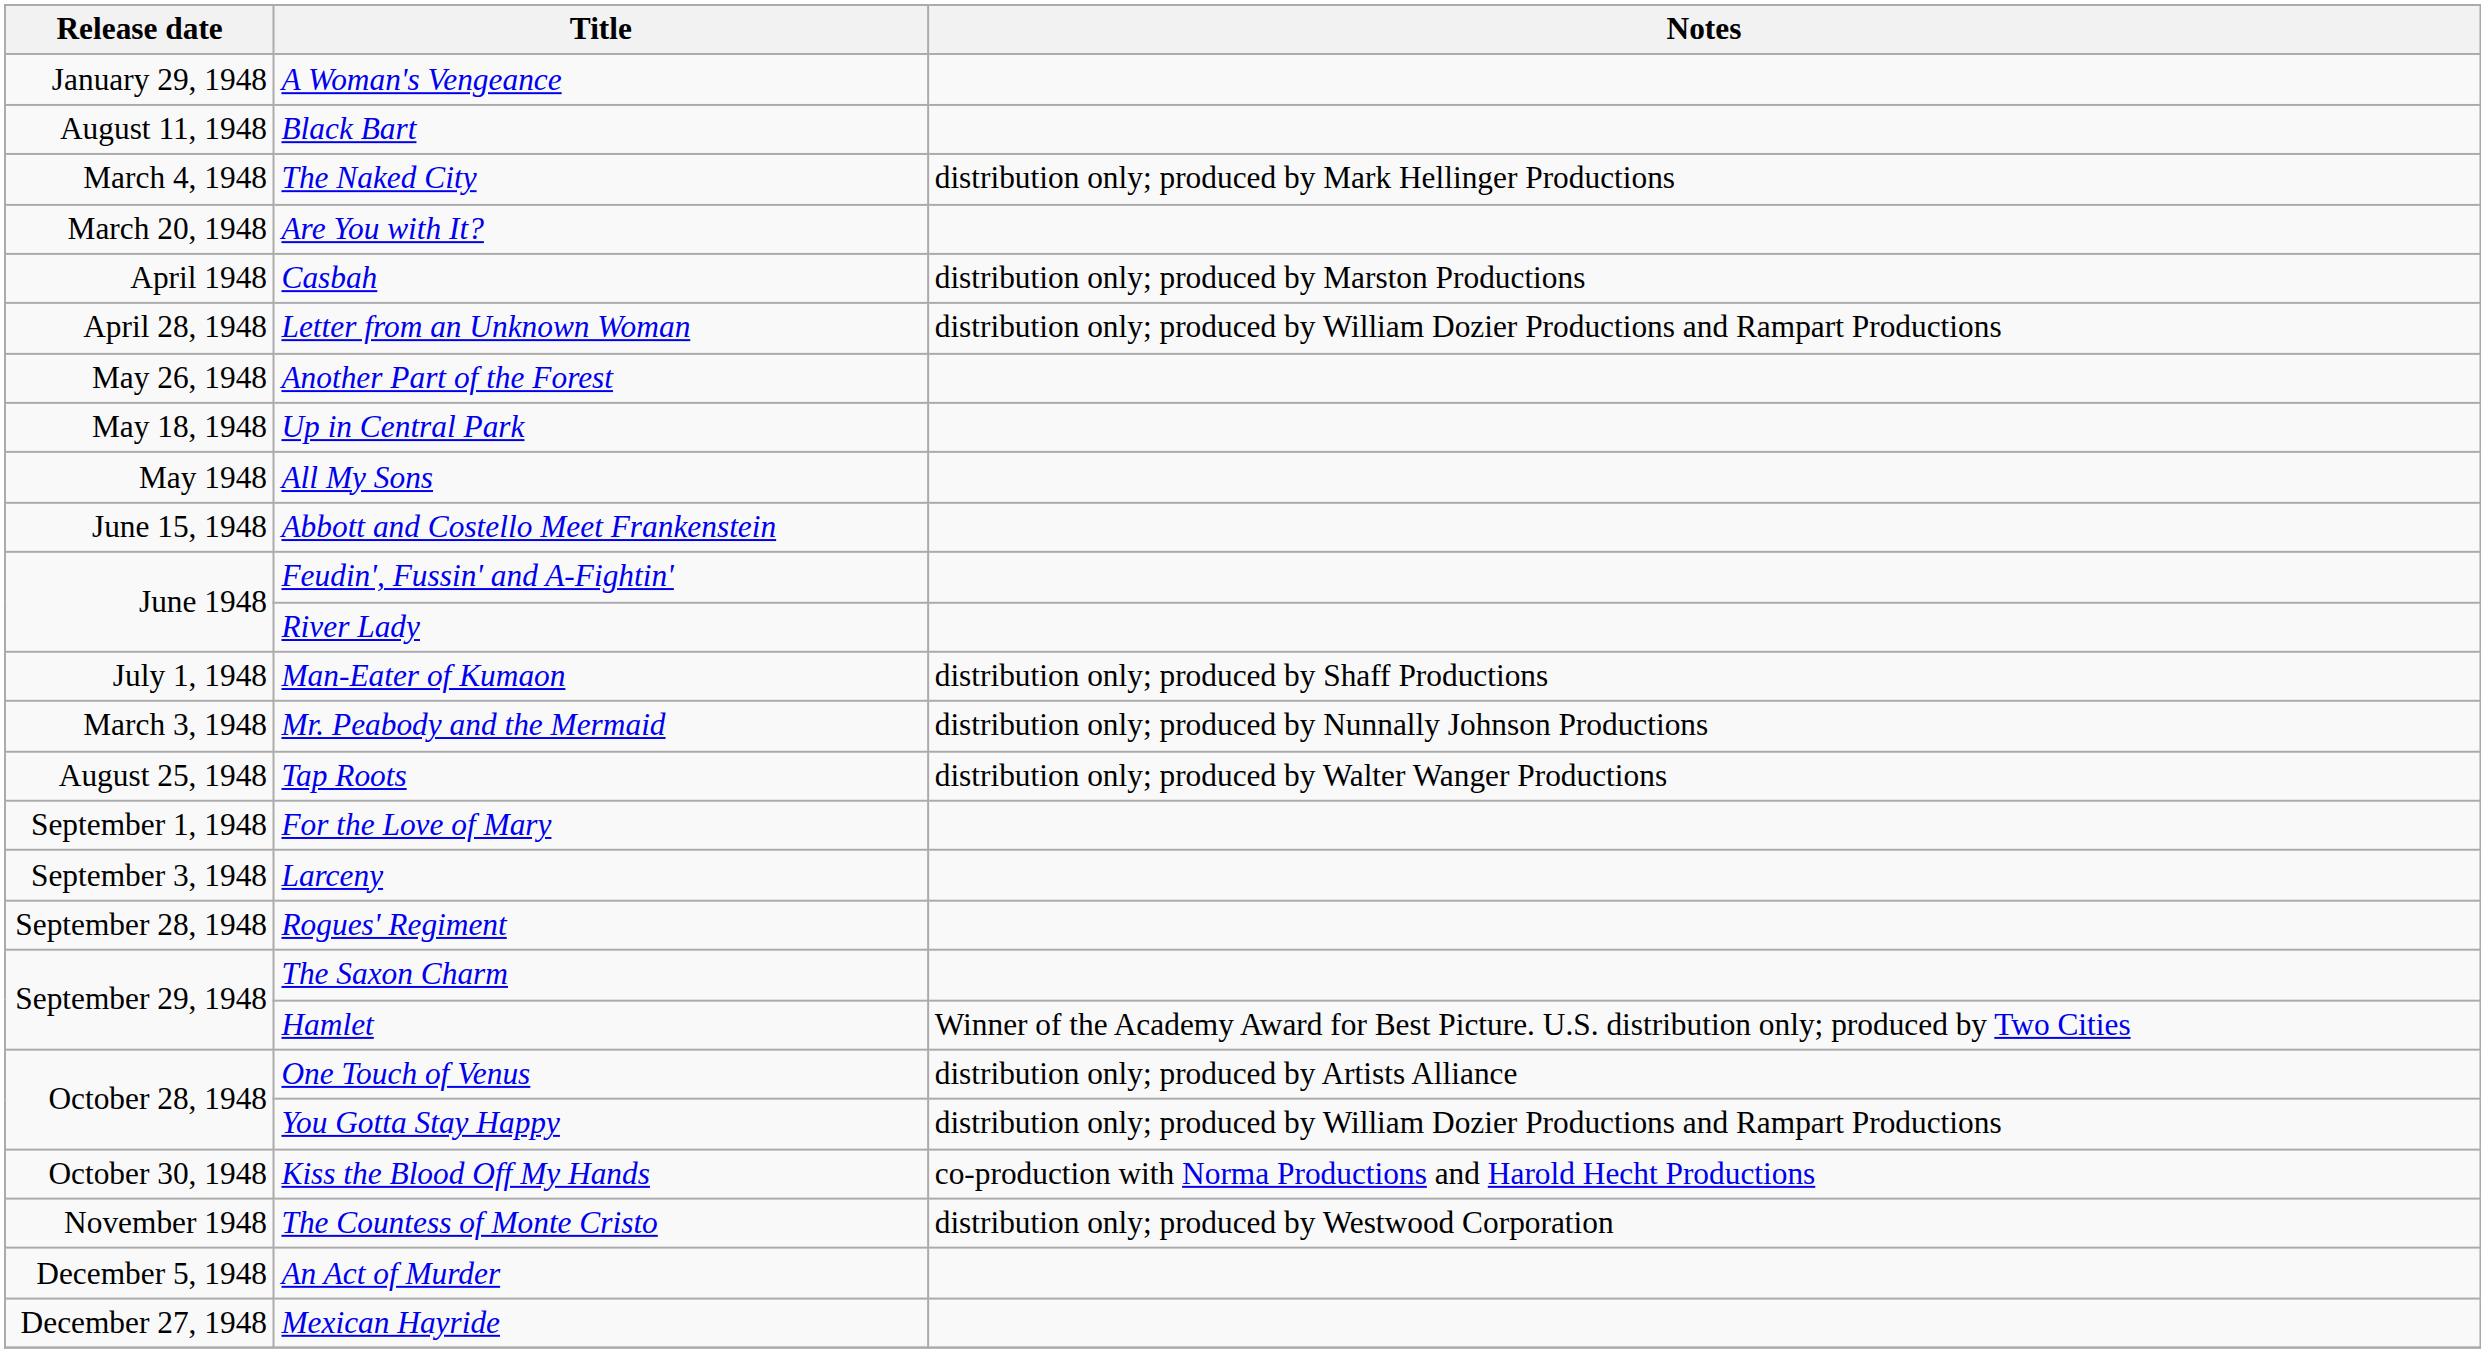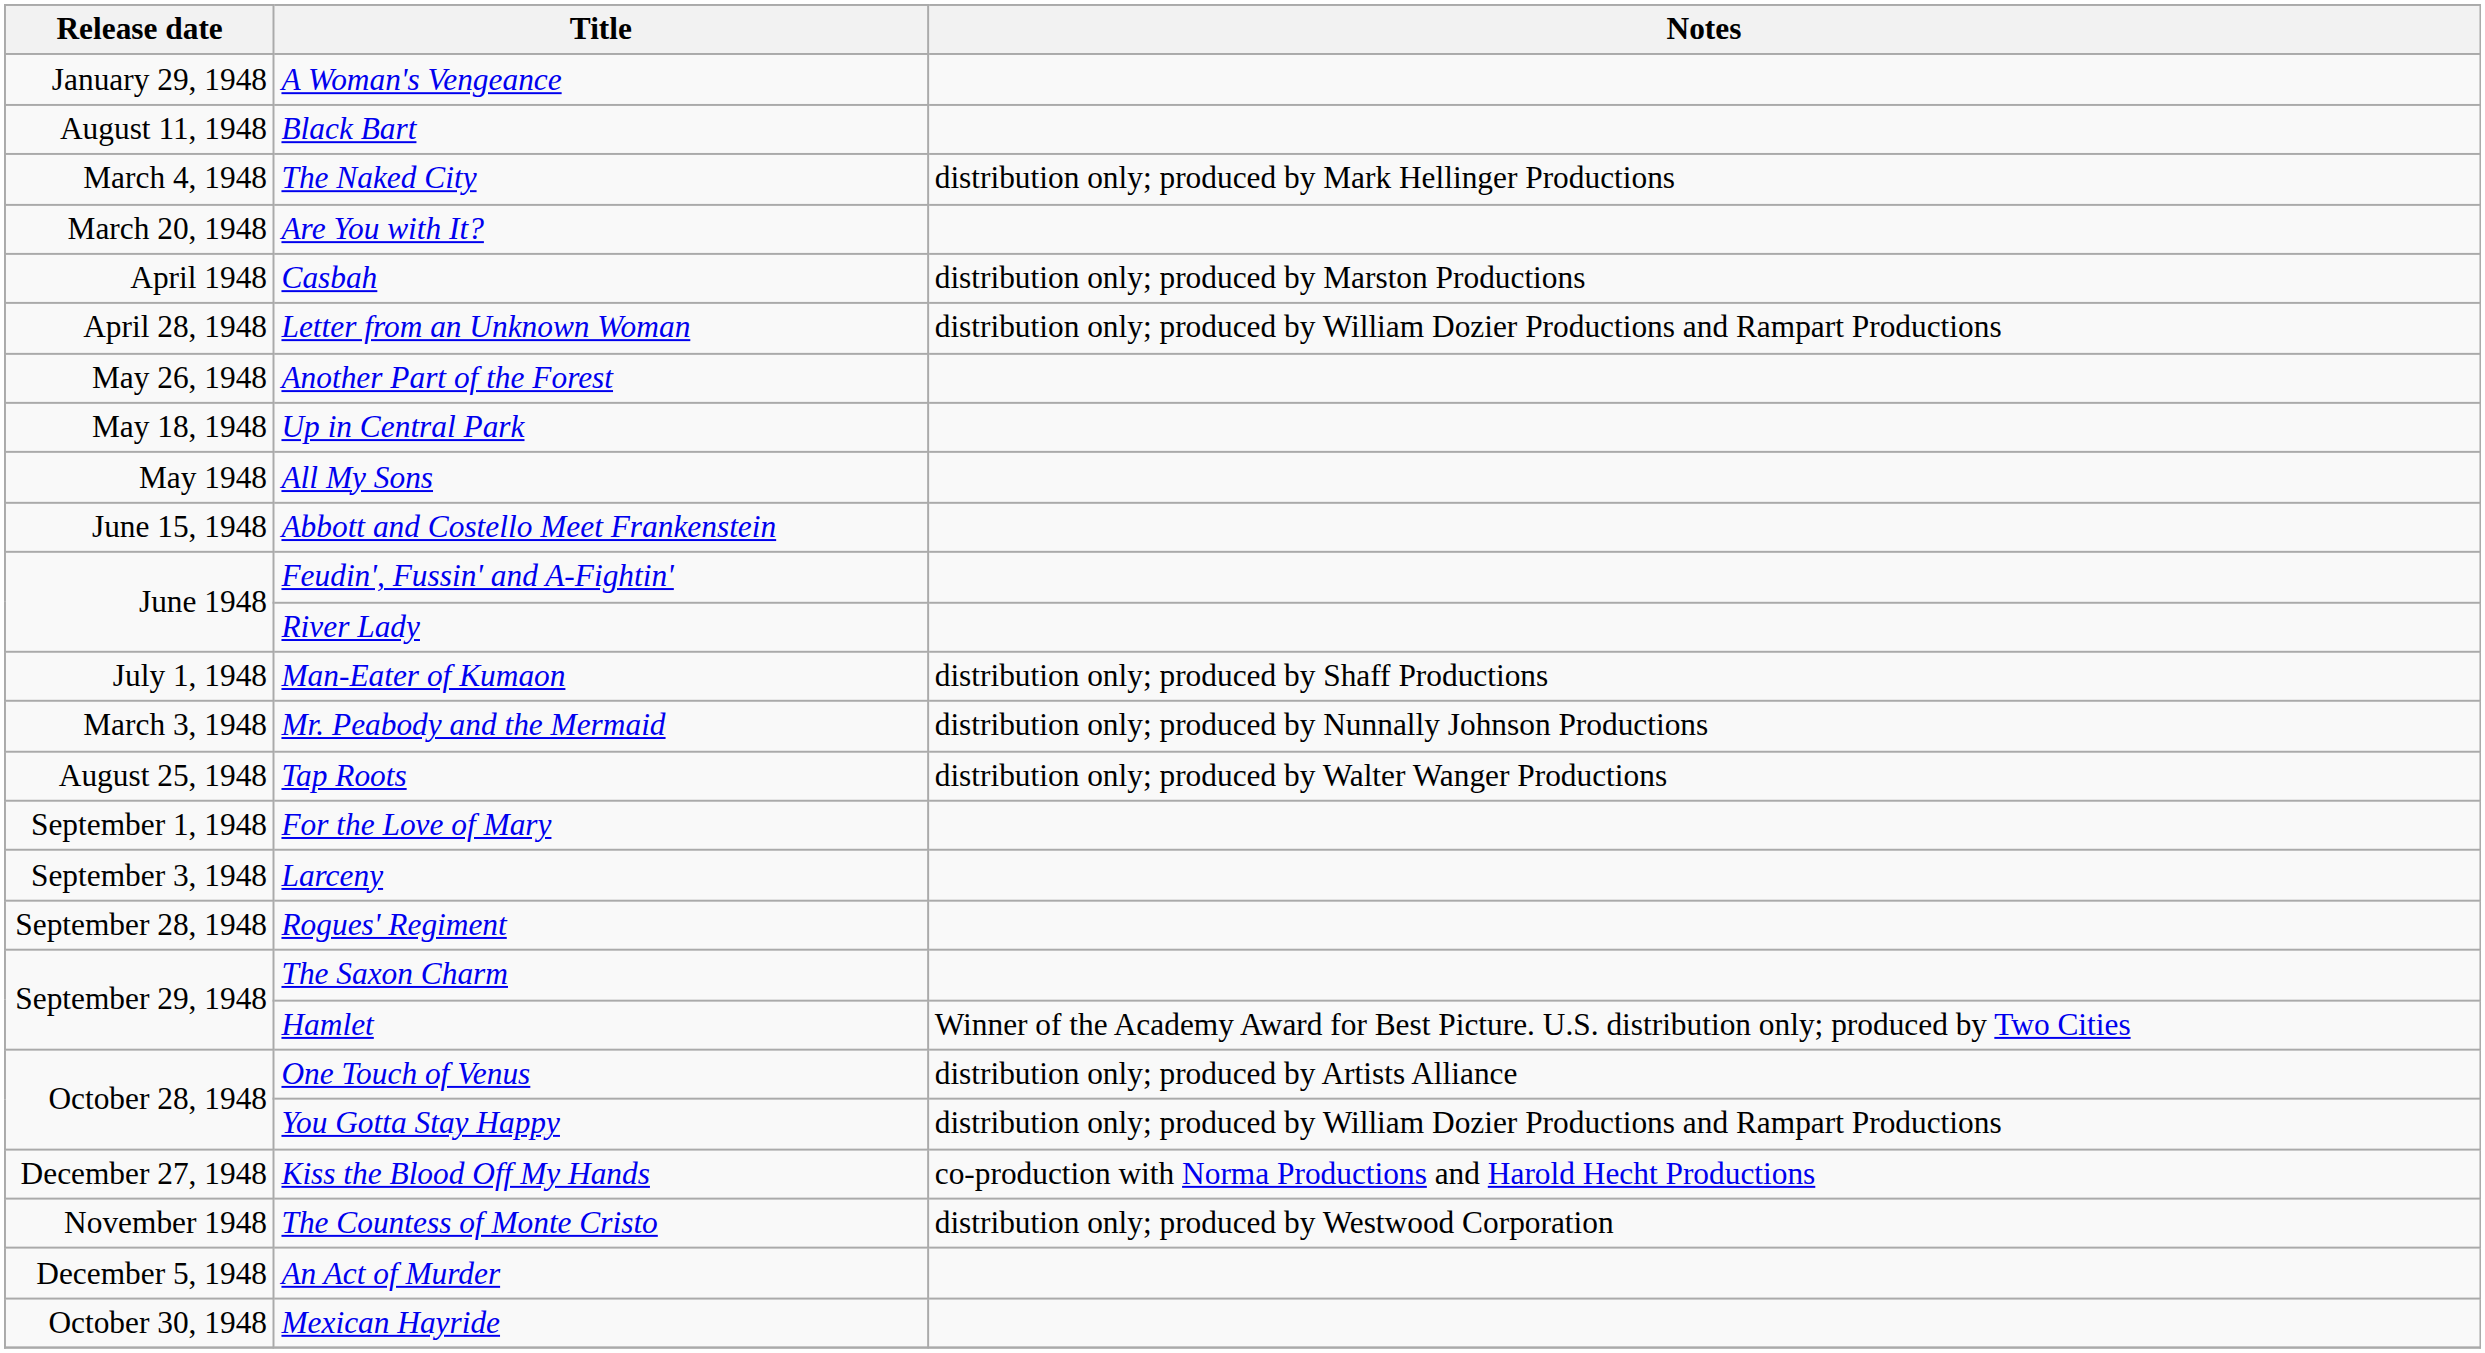(158, 1173) October 30, 1948 -> (144, 1173) December 27, 1948
(144, 1322) December 27, 1948 -> (158, 1322) October 30, 1948
